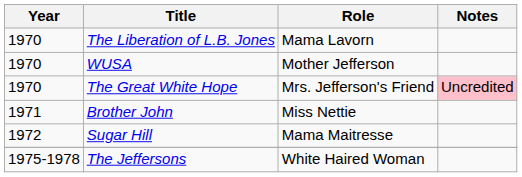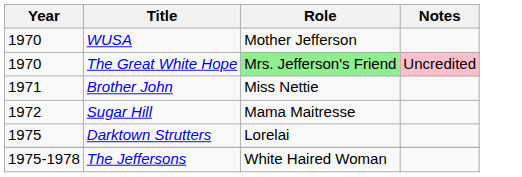- row: (181, 40)
(358, 87) no background -> (320, 64) lightgreen background
+ row: (149, 135)
